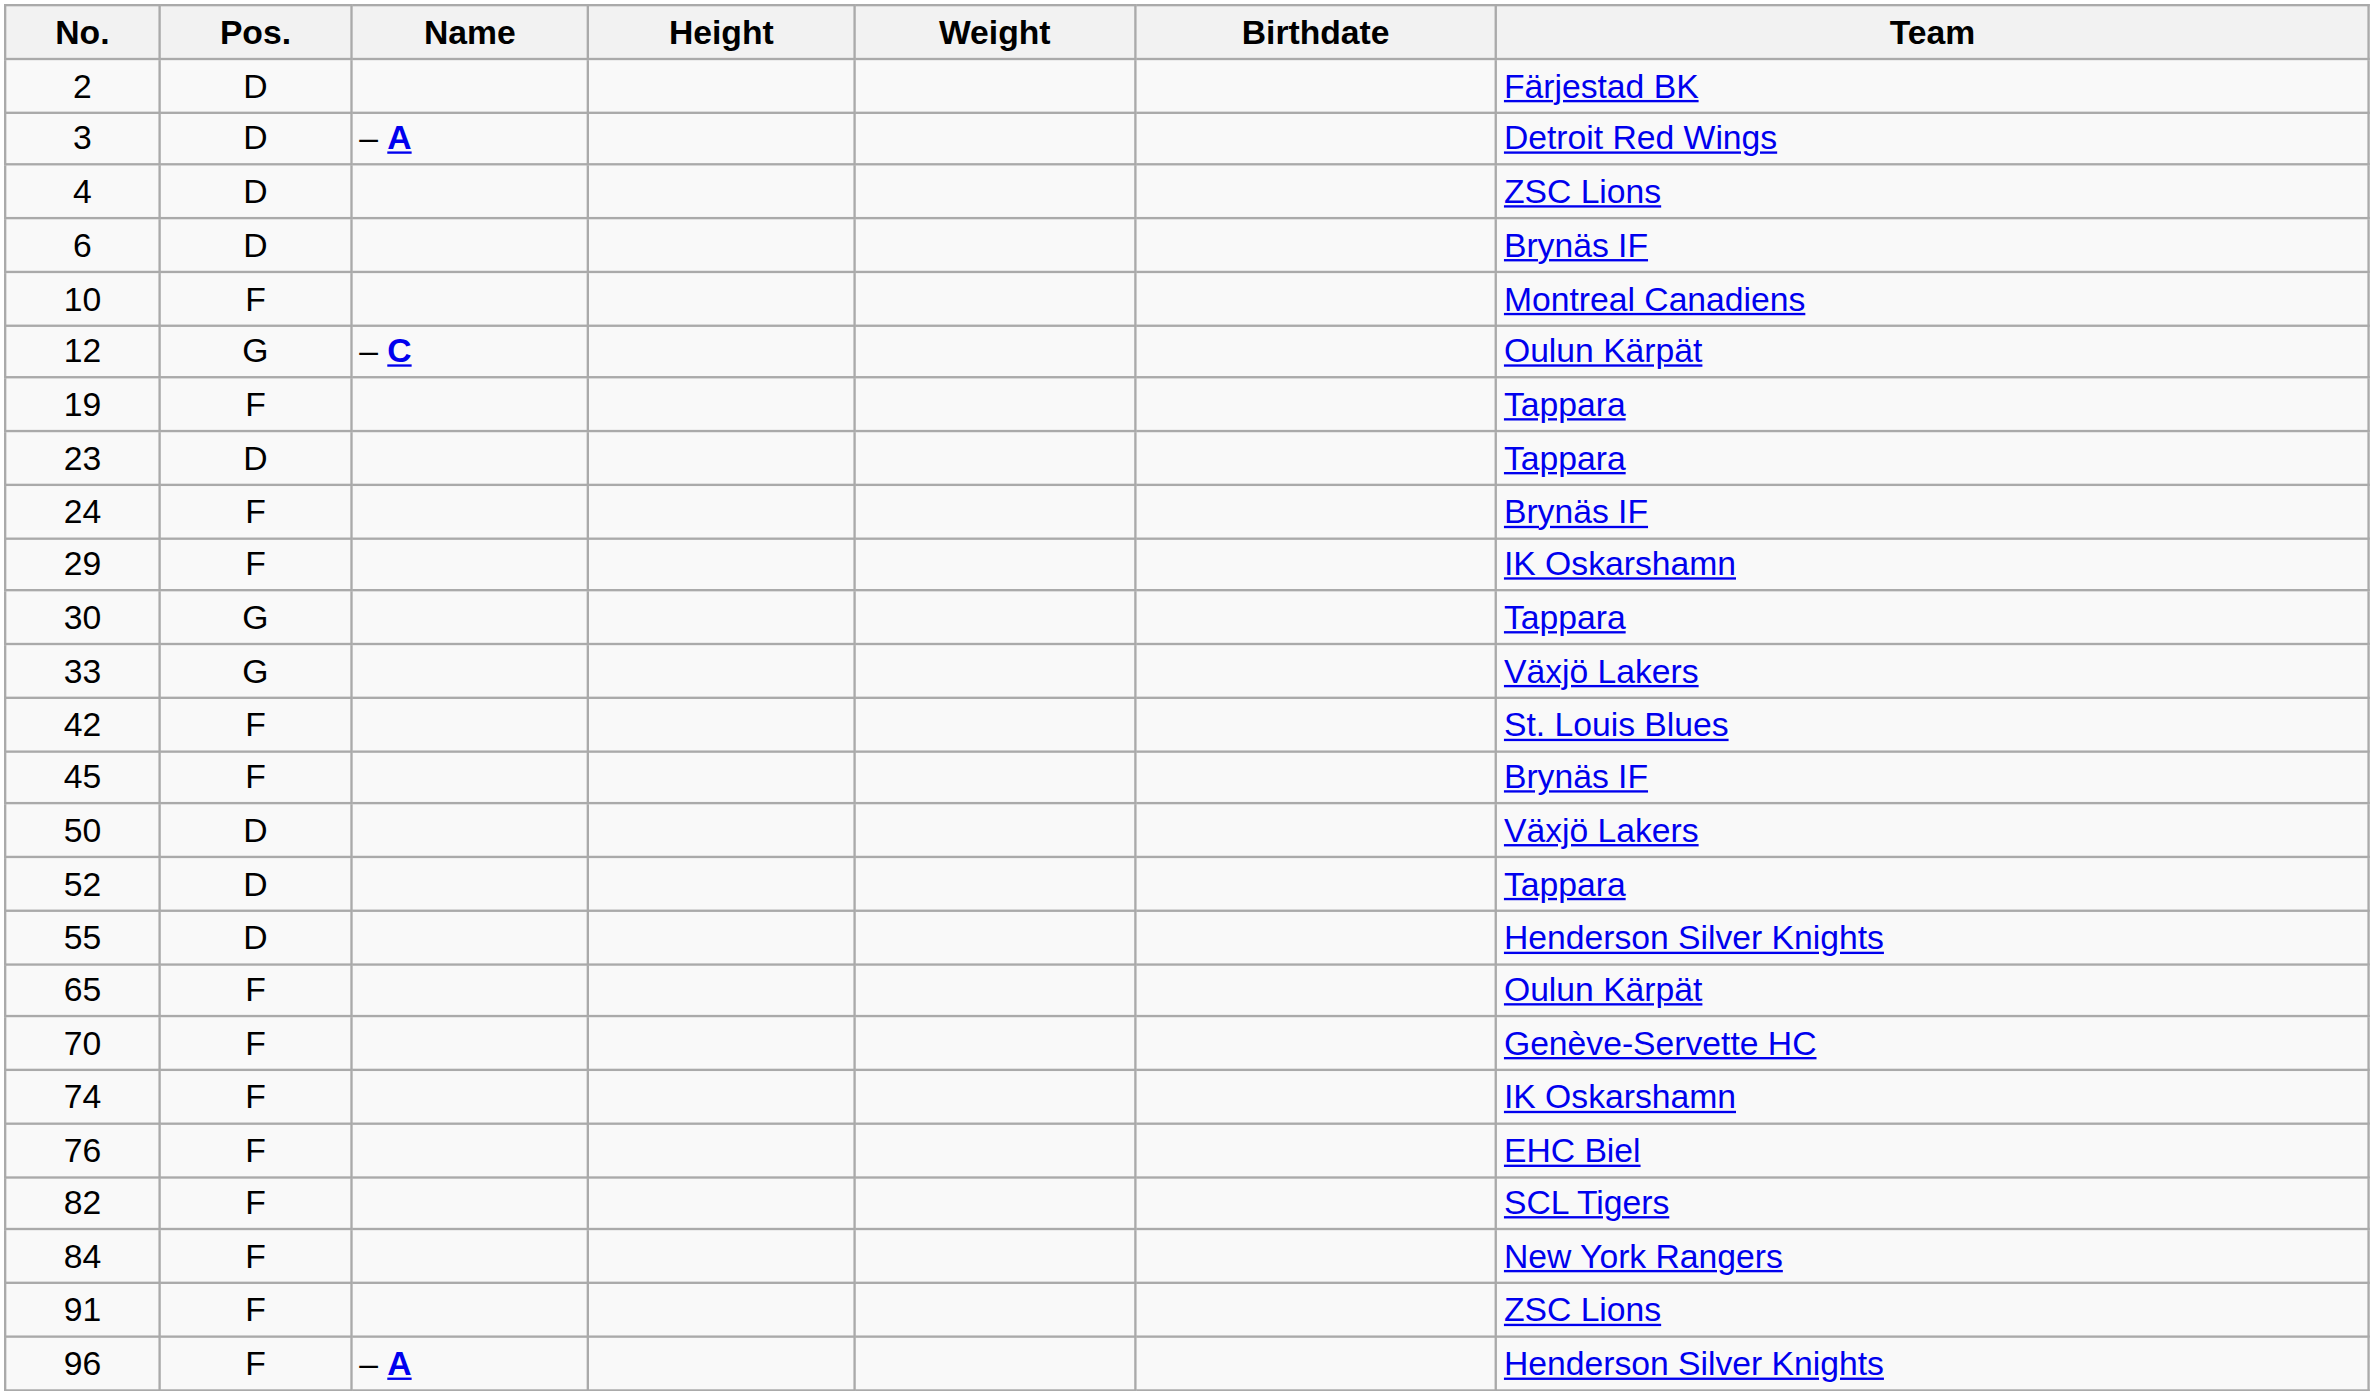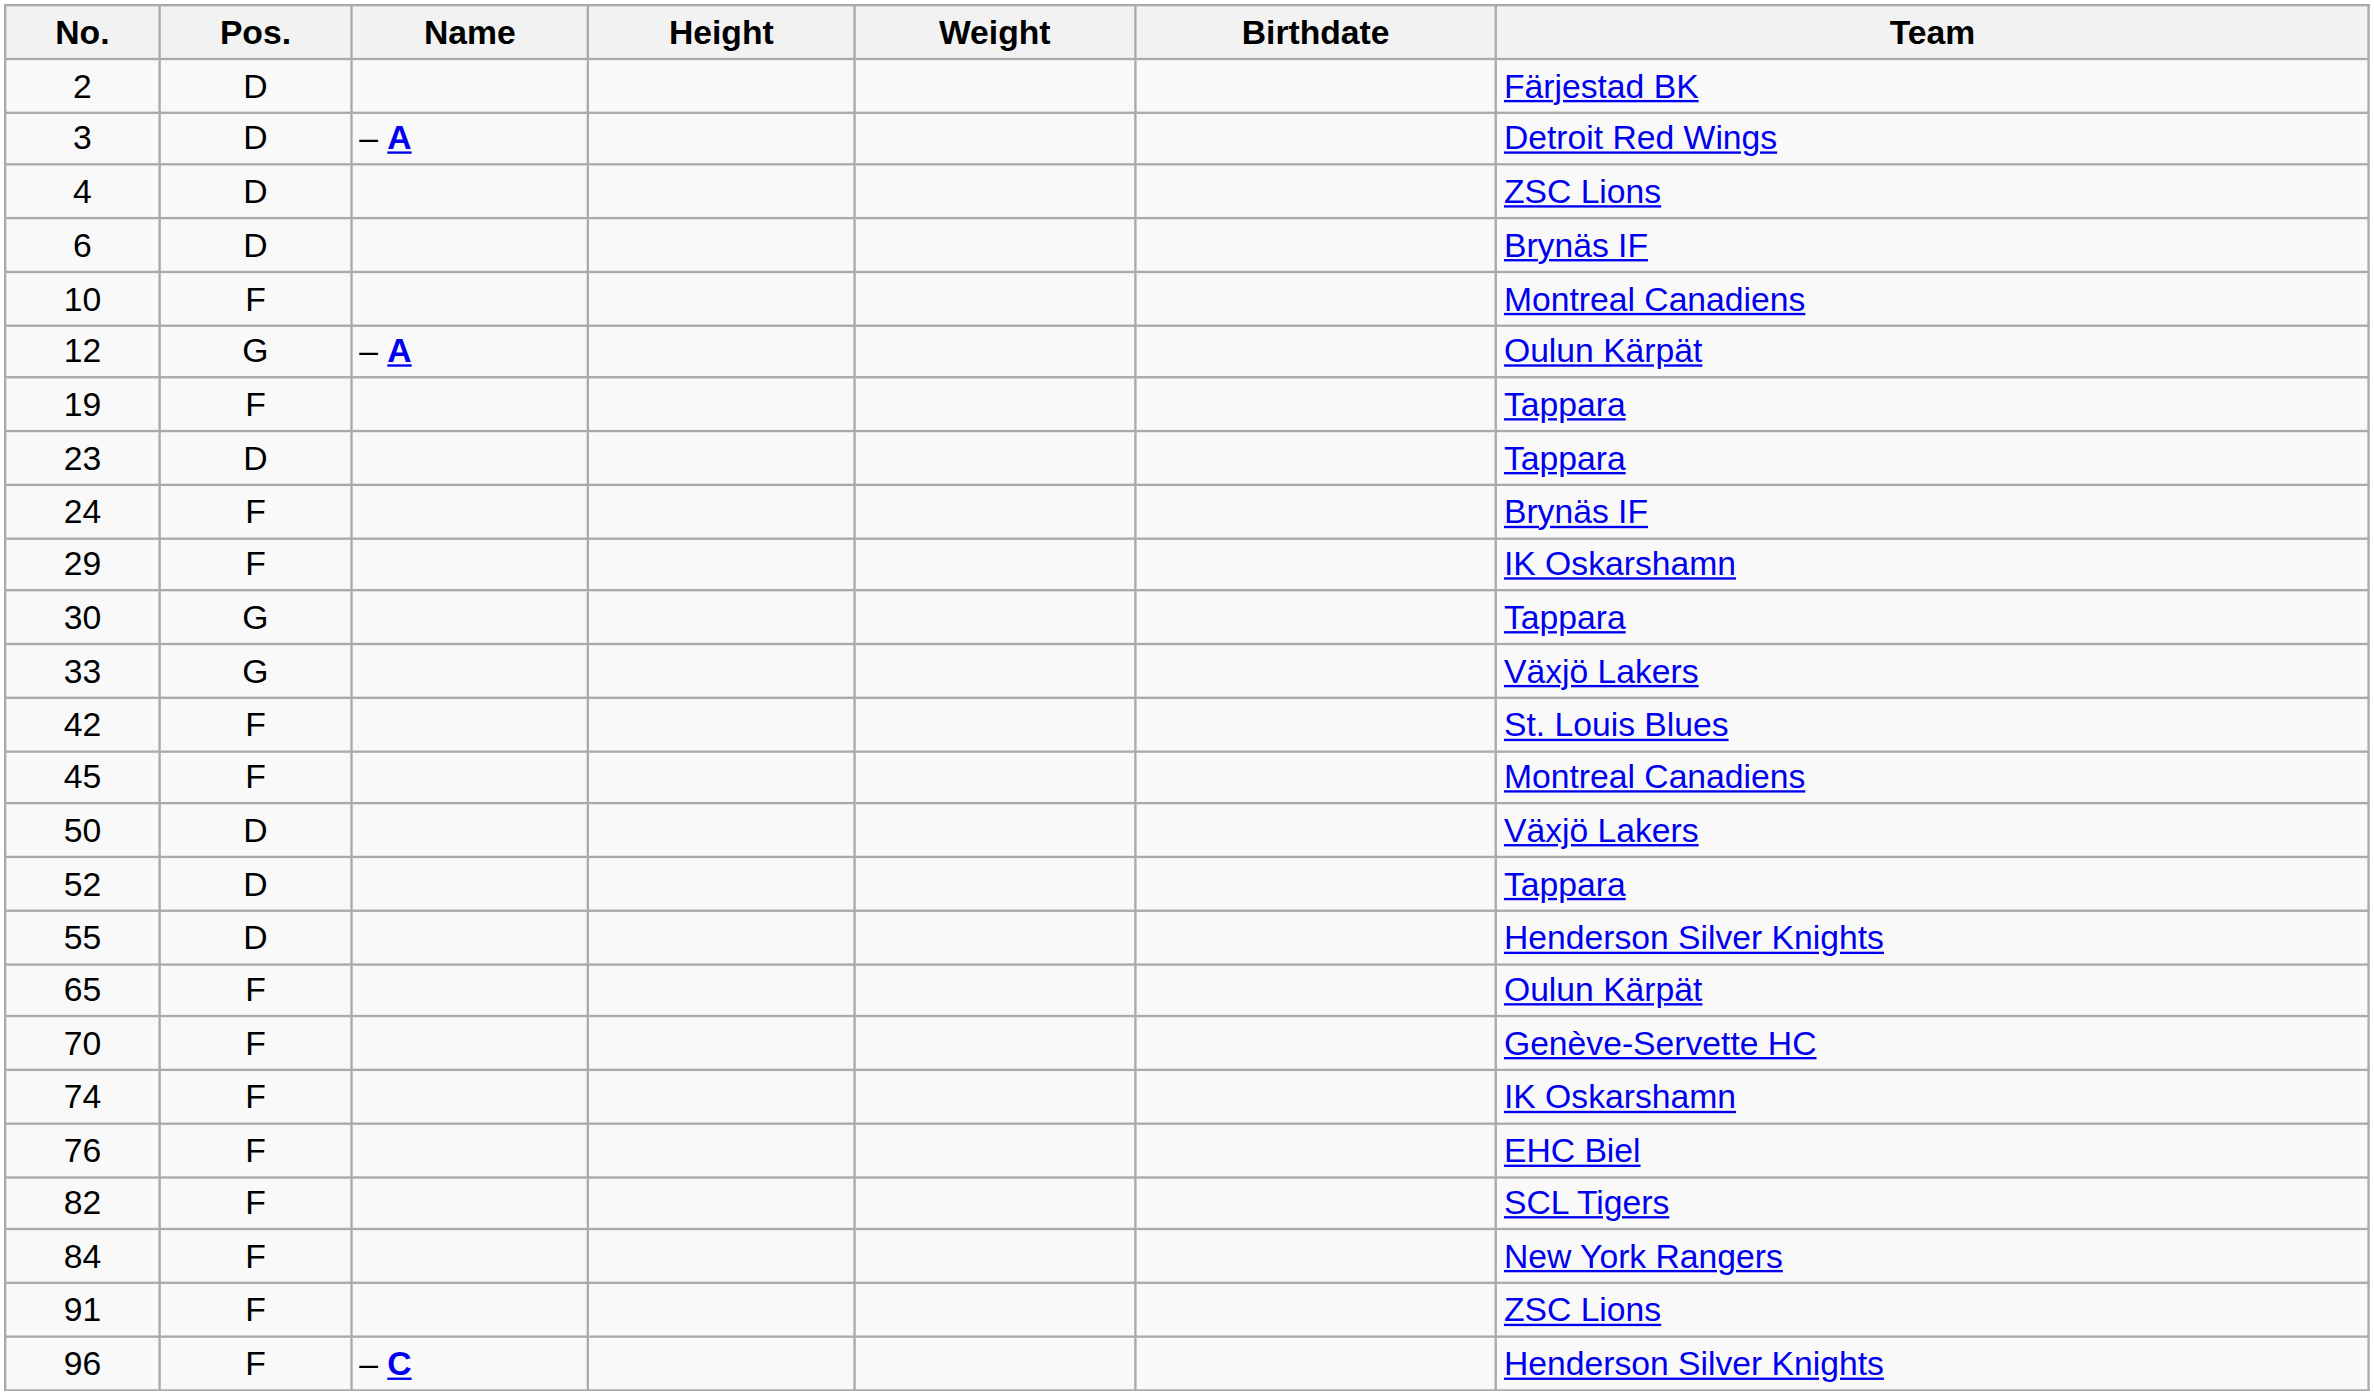(385, 352) – C -> (385, 352) – A
(1576, 777) Brynäs IF -> (1655, 777) Montreal Canadiens
(385, 1363) – A -> (385, 1363) – C
